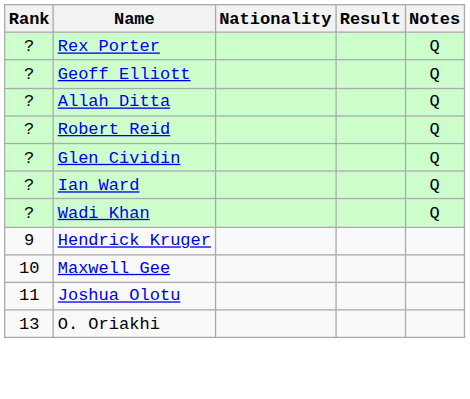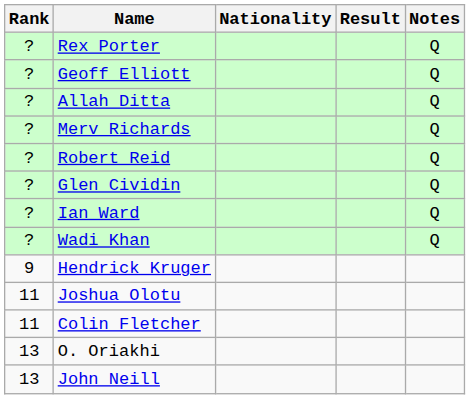+ row: (124, 130)
- row: (114, 268)
+ row: (129, 324)
+ row: (109, 379)
